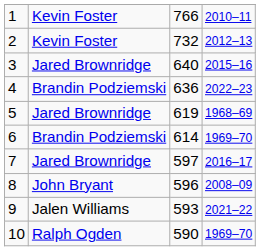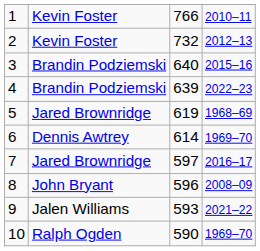(91, 64) Jared Brownridge -> (99, 64) Brandin Podziemski
(186, 88) 636 -> (186, 88) 639
(99, 137) Brandin Podziemski -> (80, 137) Dennis Awtrey
